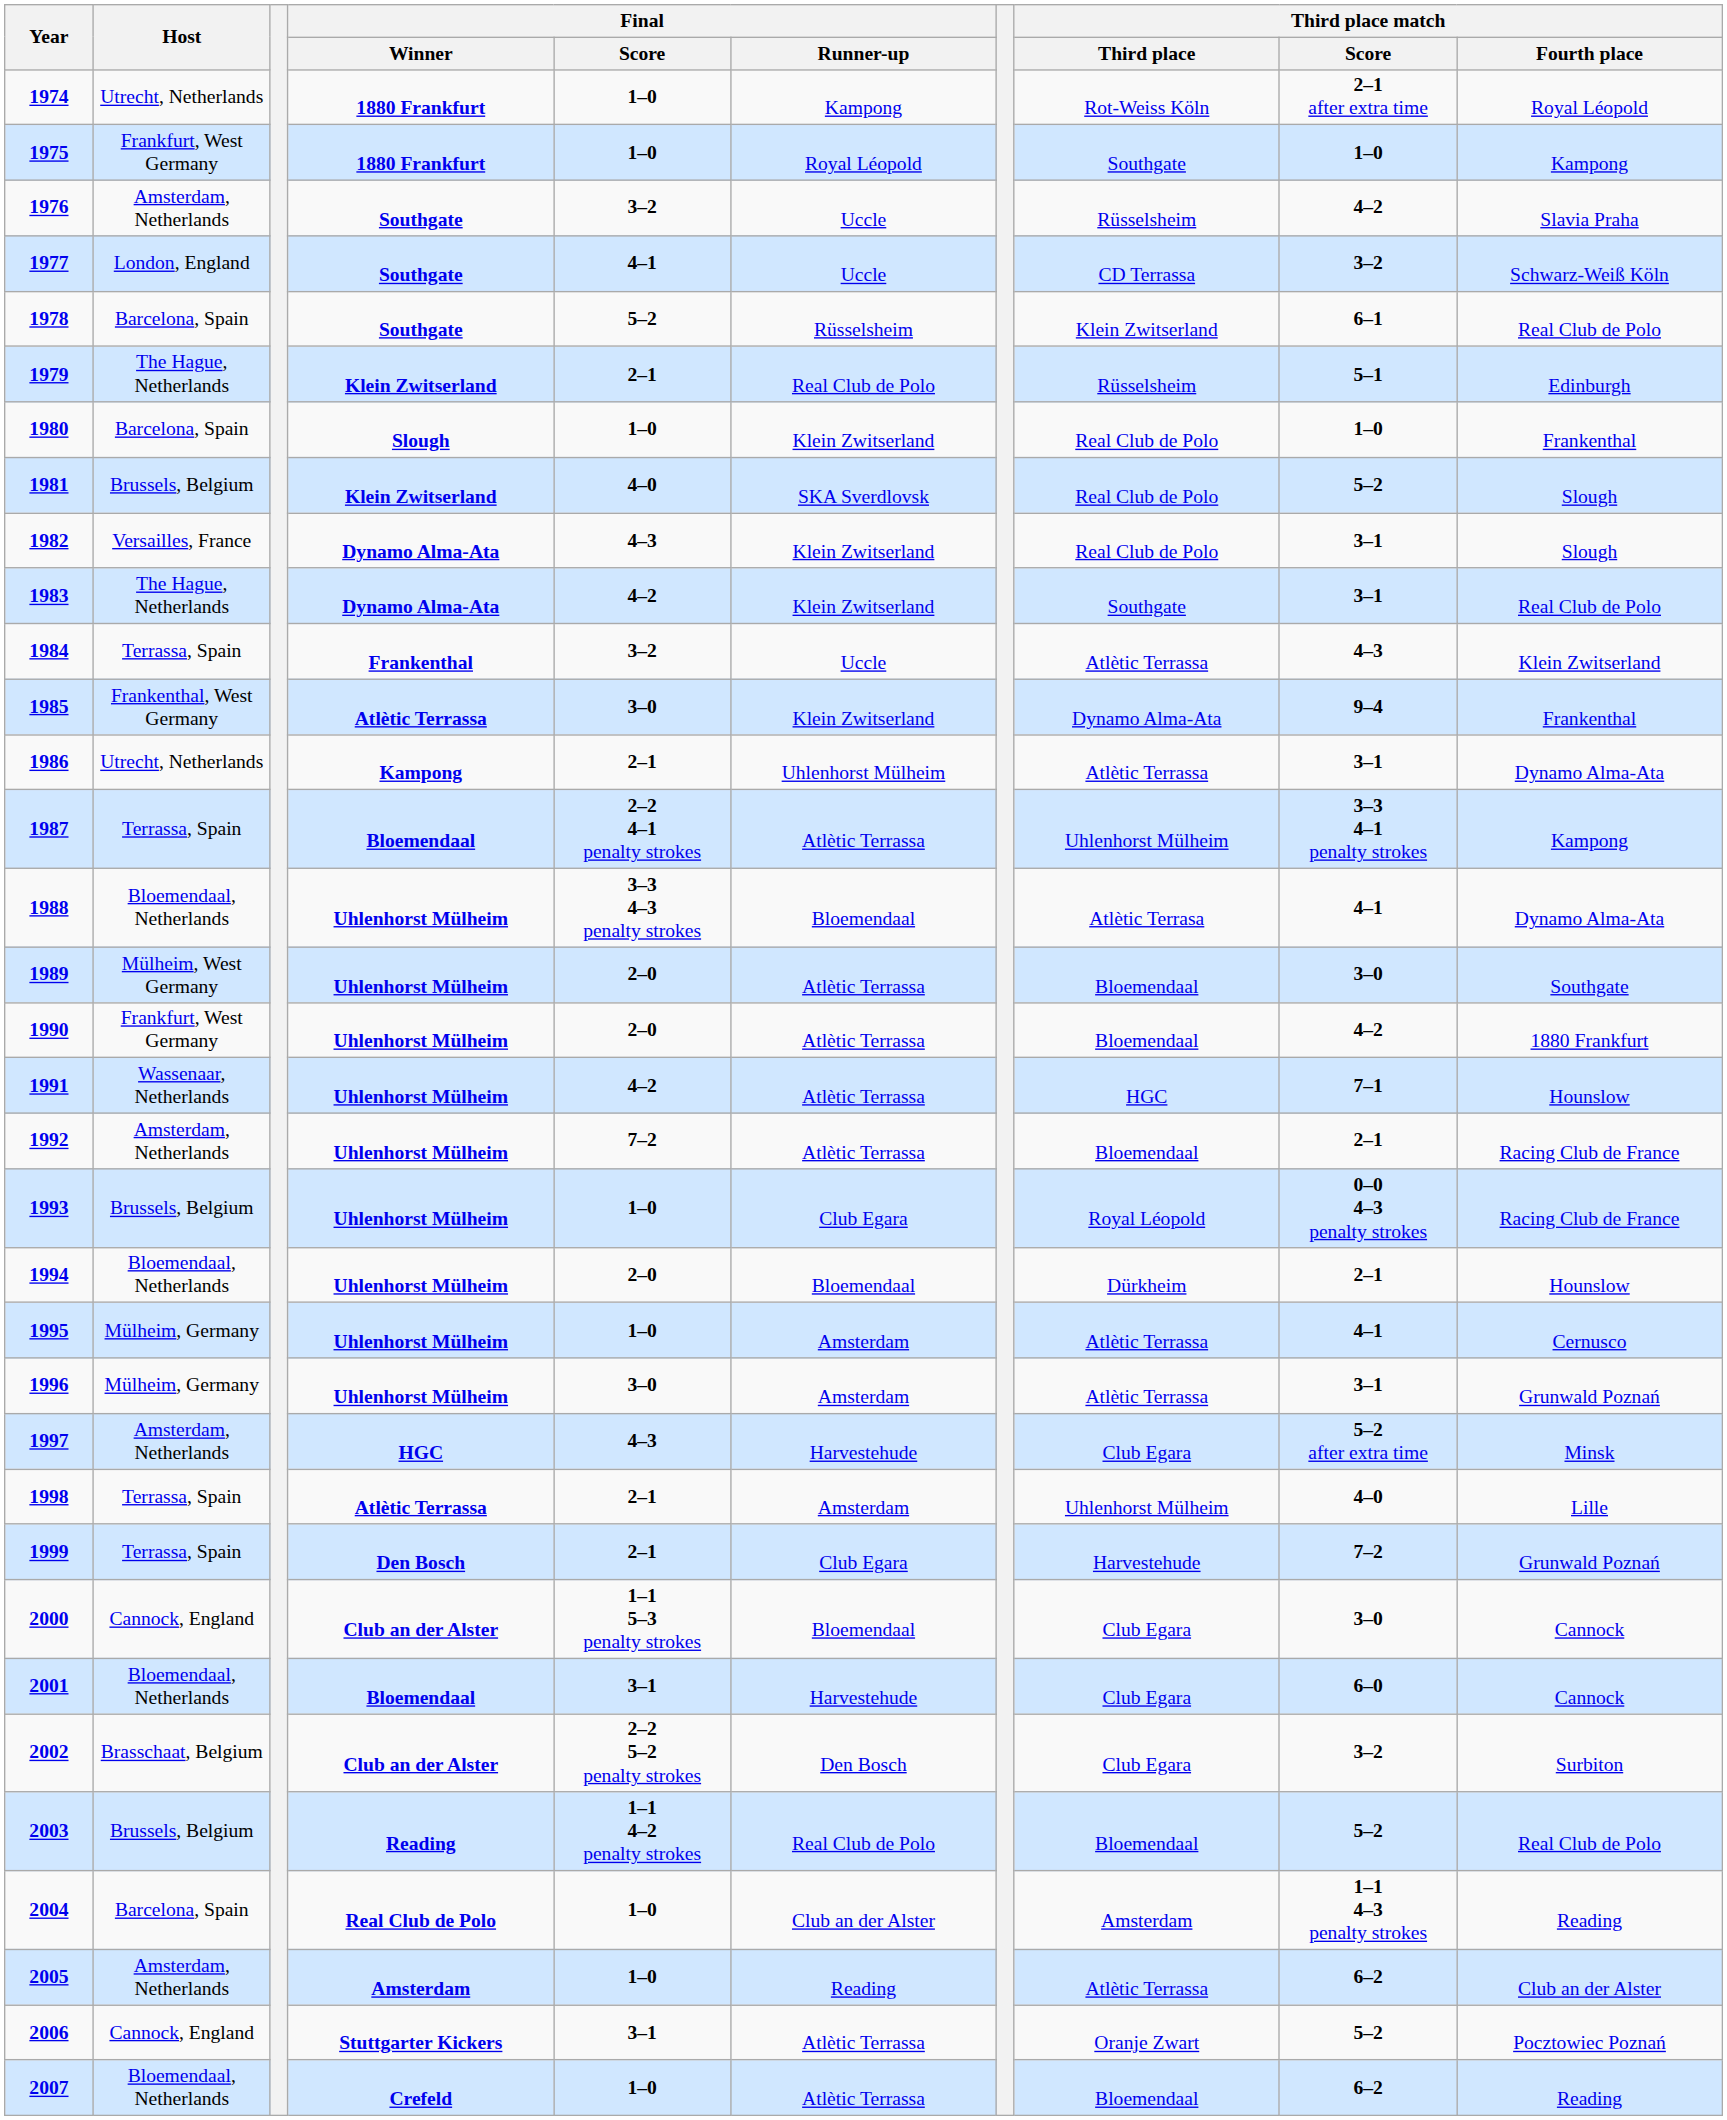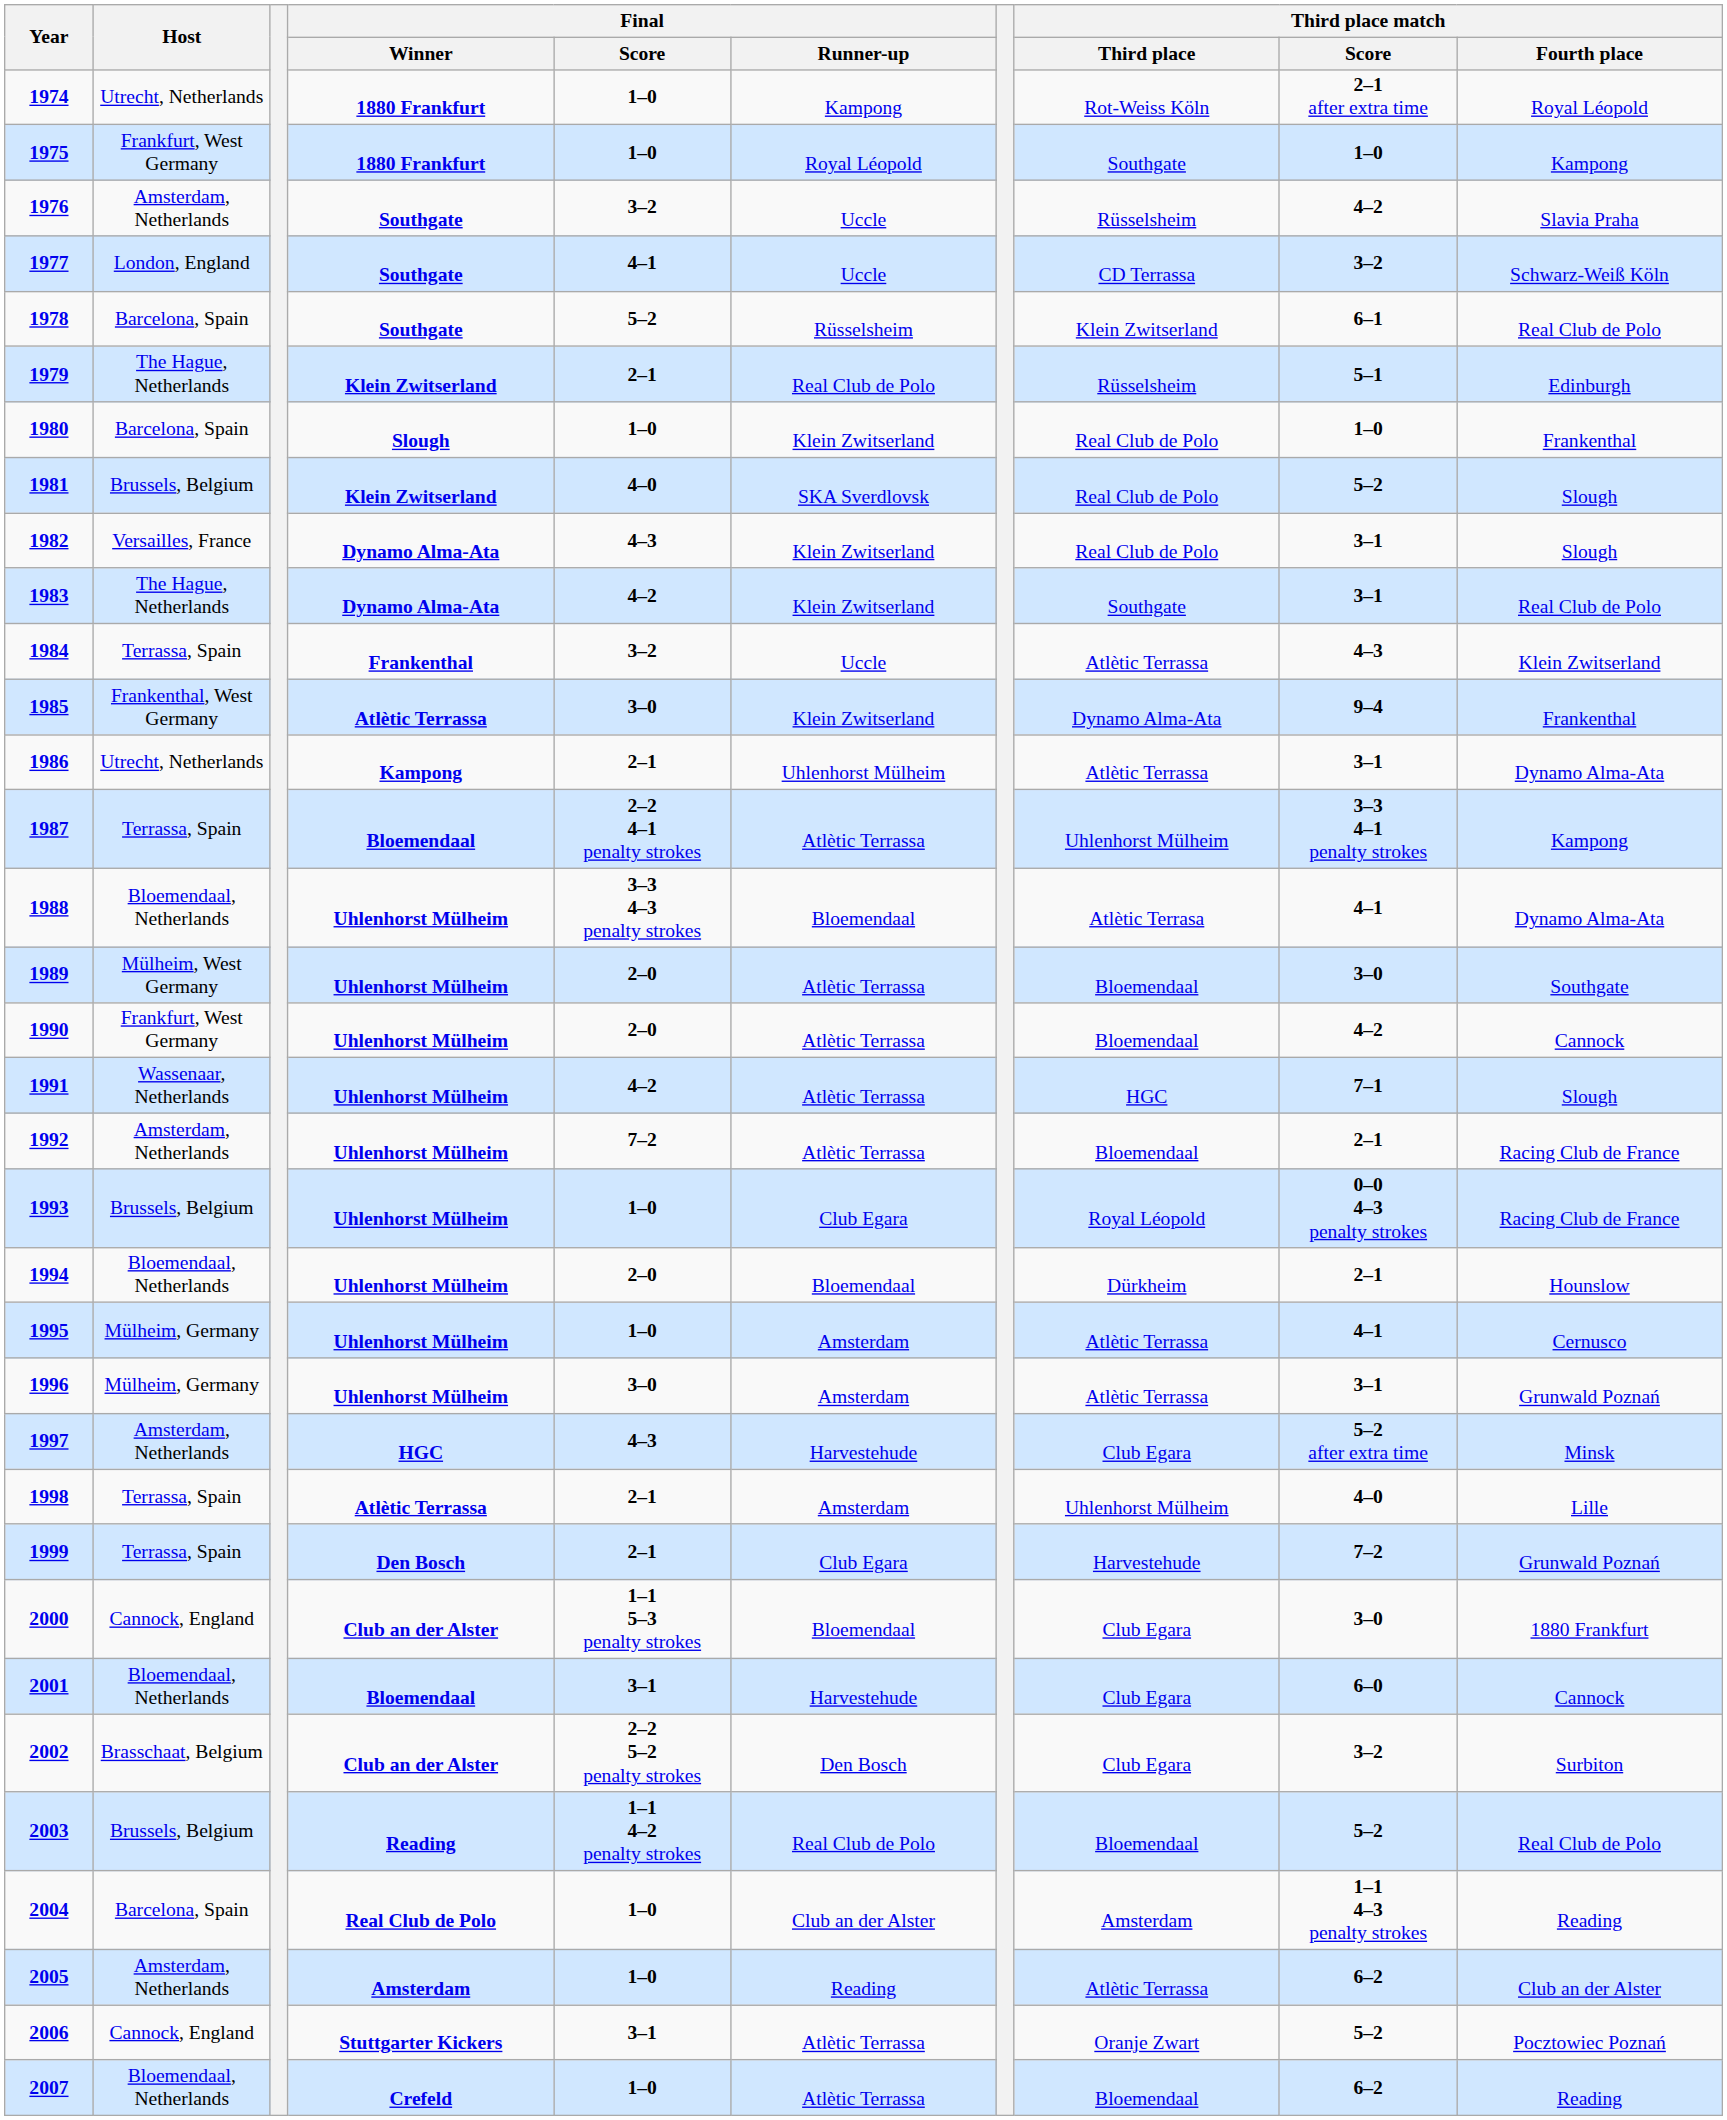(1589, 1041) 1880 Frankfurt -> (1590, 1041) Cannock
(1589, 1097) Hounslow -> (1589, 1097) Slough
(1590, 1630) Cannock -> (1589, 1630) 1880 Frankfurt
